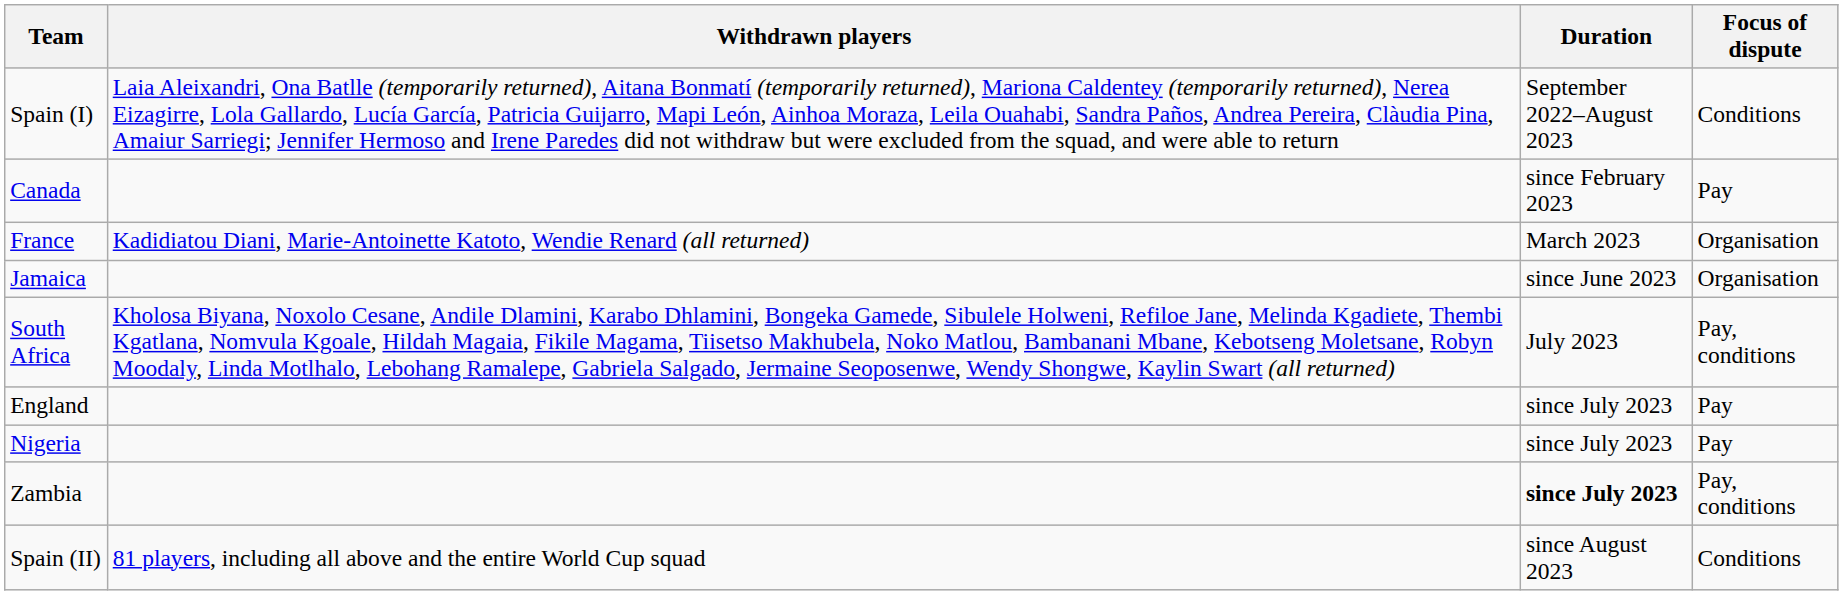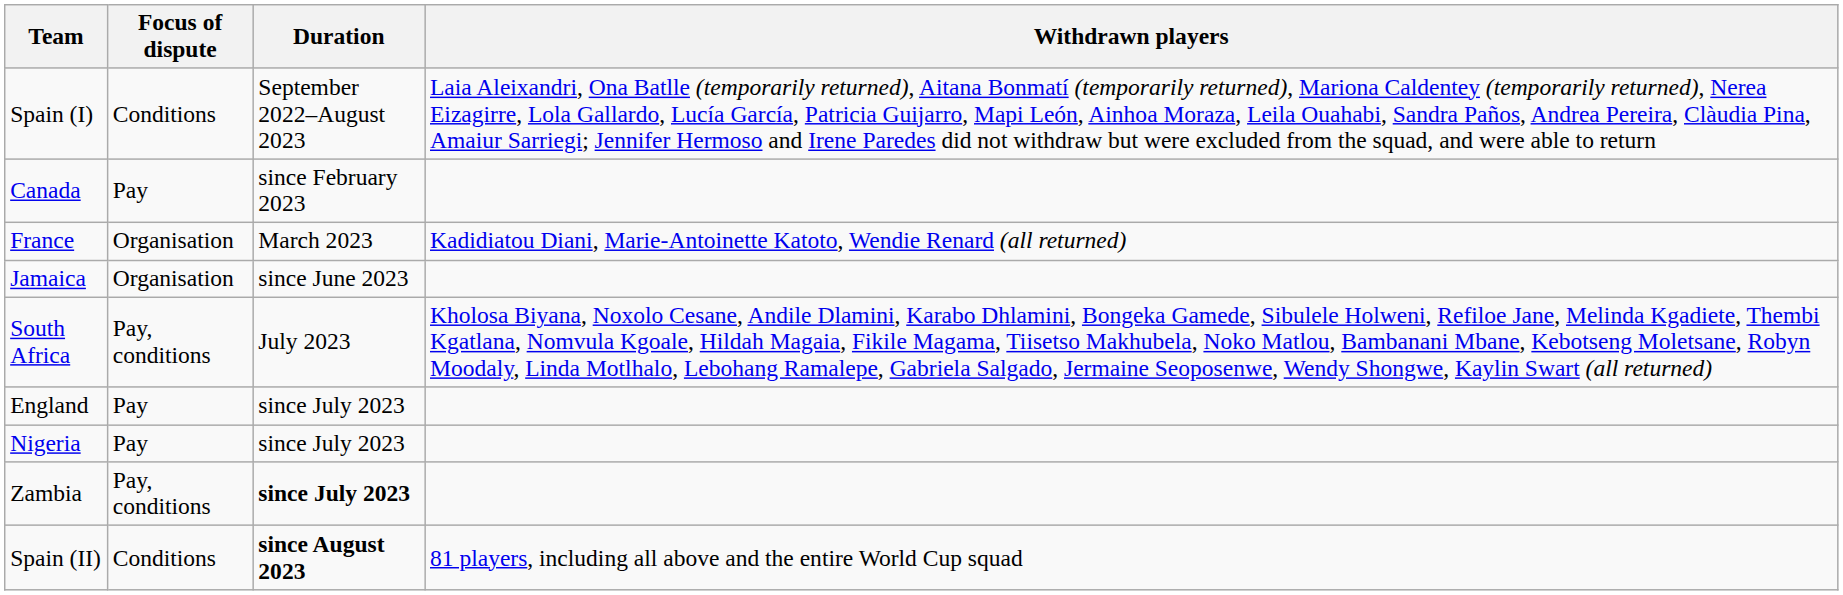columns swapped: (1765, 36) <-> (814, 36)
(1586, 557) normal -> (321, 557) bold
